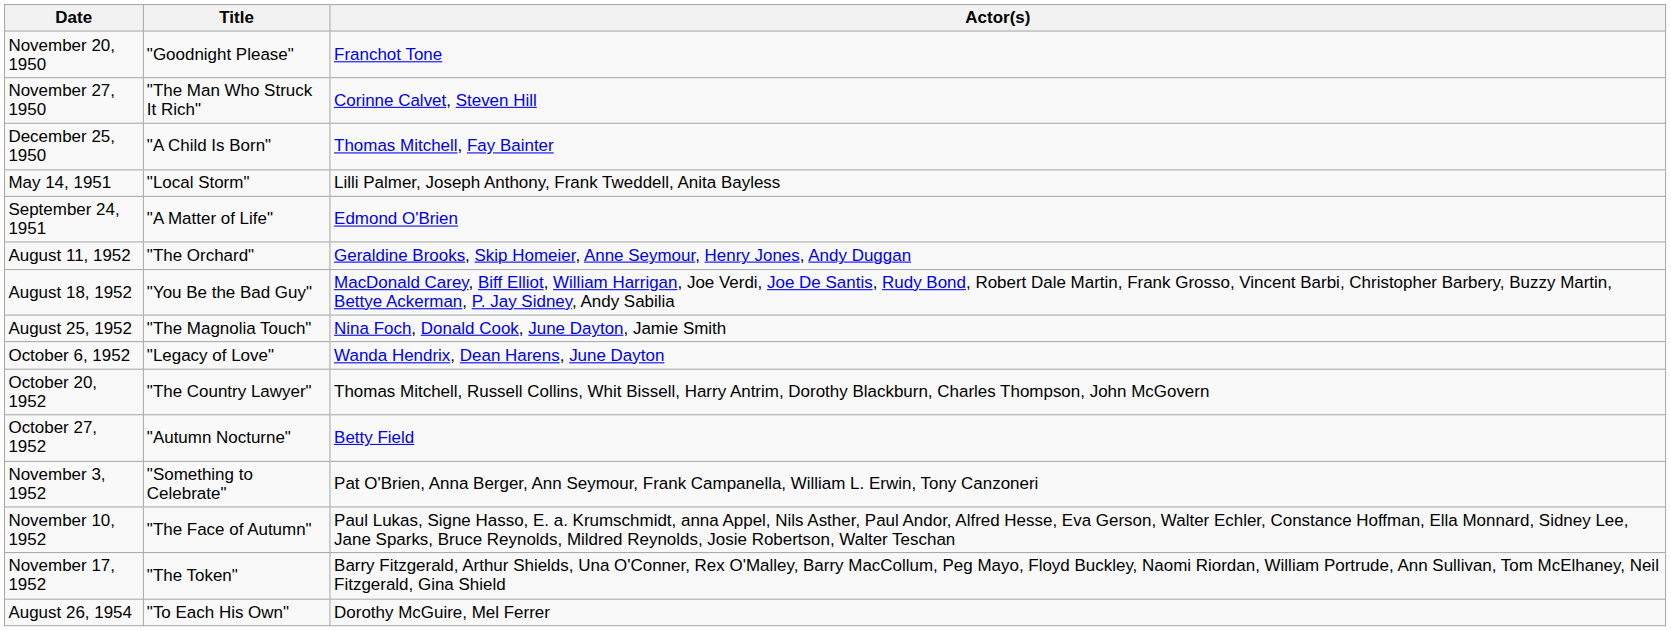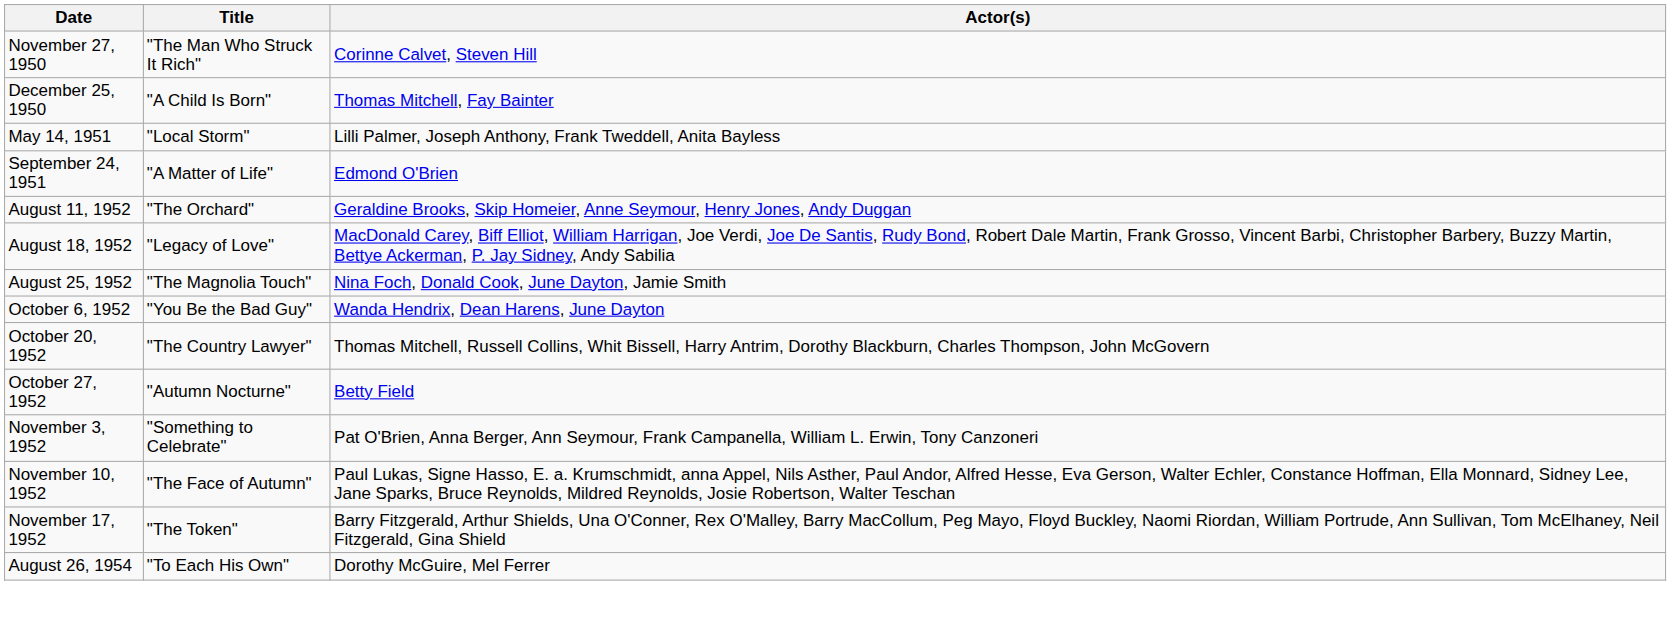- row: (62, 54)
(229, 292) "You Be the Bad Guy" -> (210, 246) "Legacy of Love"
(210, 355) "Legacy of Love" -> (229, 309) "You Be the Bad Guy"
